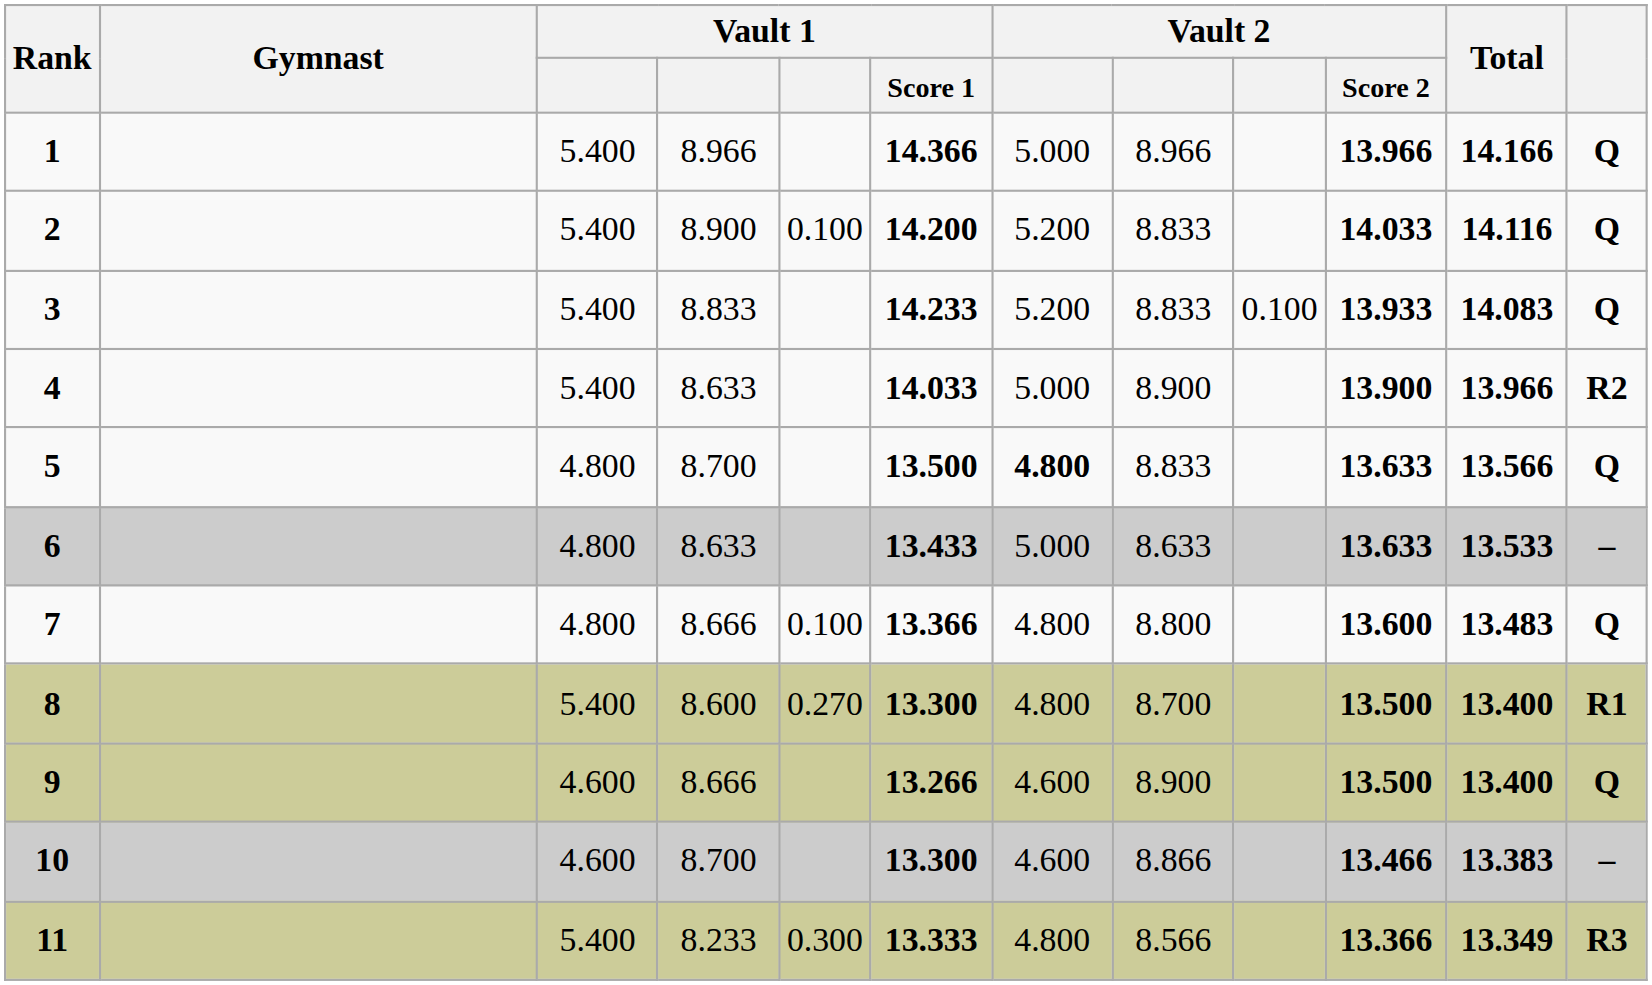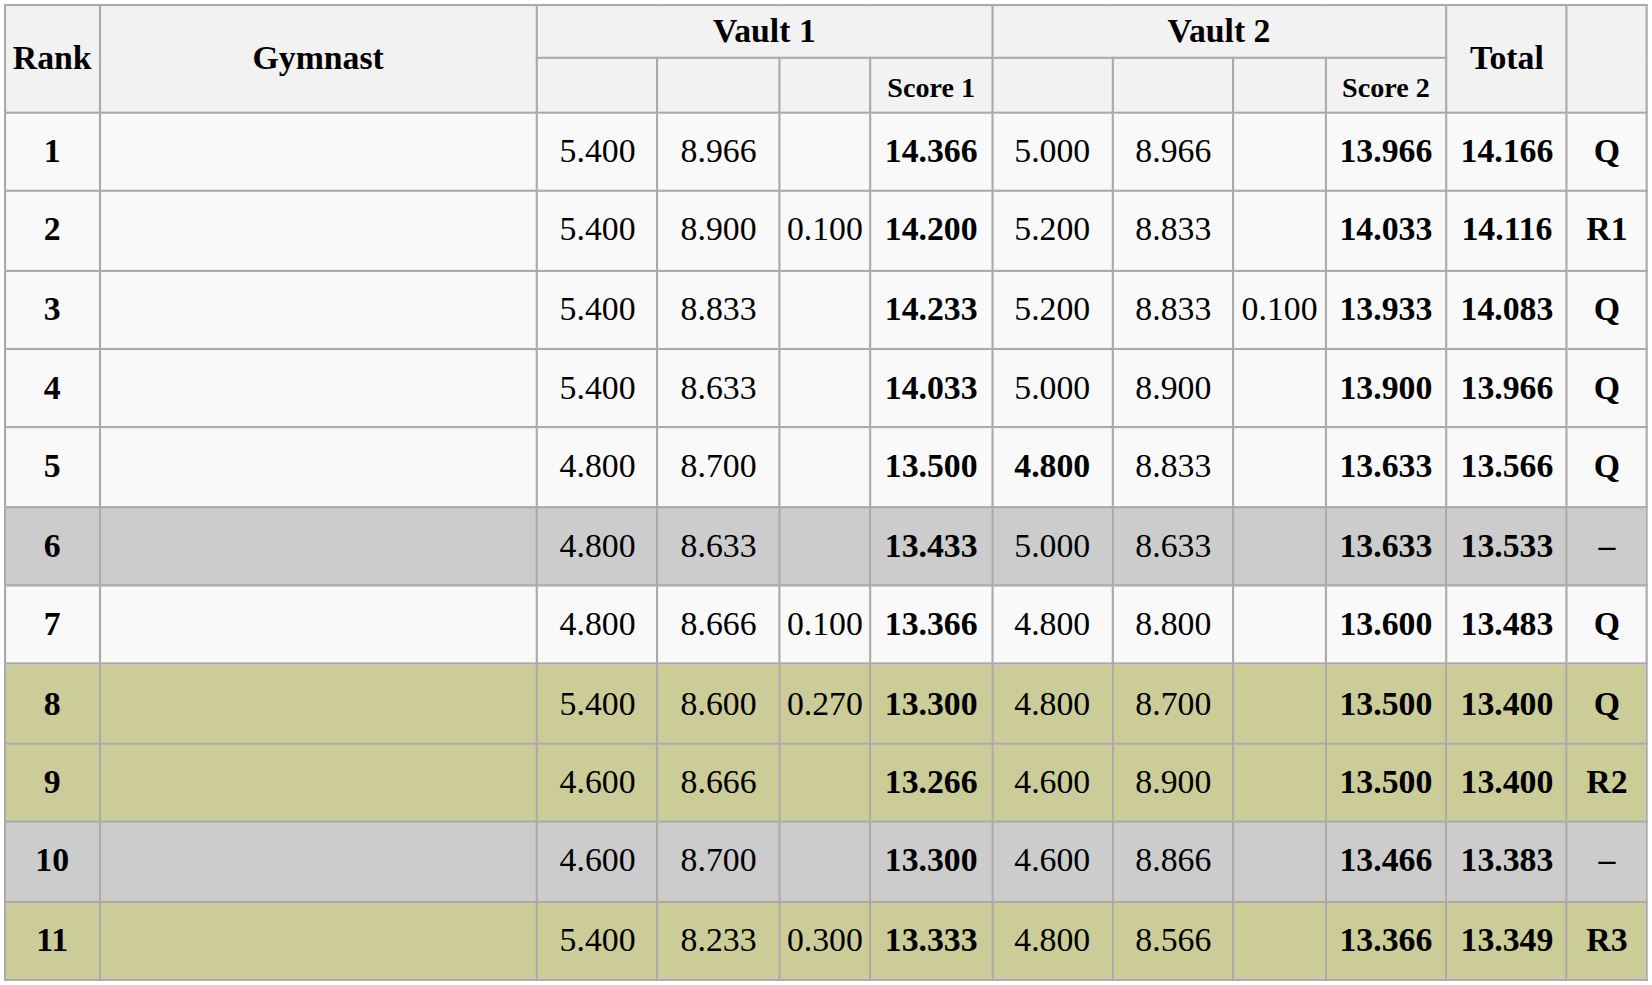(1607, 229) Q -> (1607, 229) R1
(1607, 387) R2 -> (1607, 387) Q
(1607, 703) R1 -> (1607, 703) Q
(1607, 781) Q -> (1607, 781) R2
